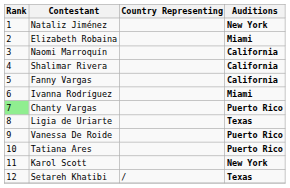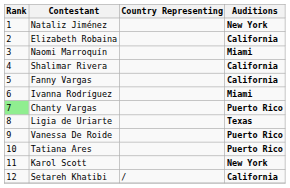(240, 39) Miami -> (252, 39) California
(252, 53) California -> (240, 53) Miami
(240, 176) Texas -> (252, 176) California
